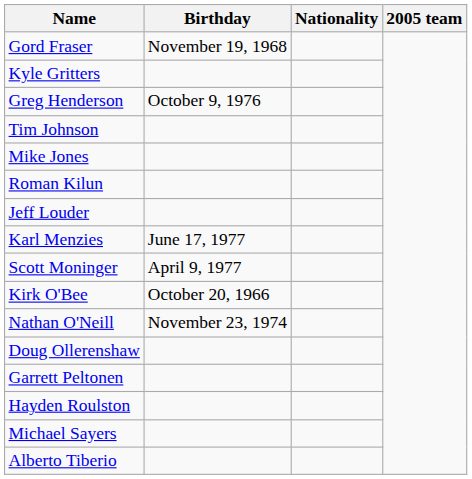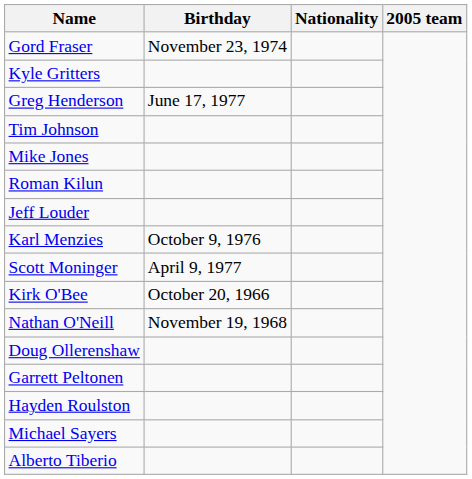(217, 45) November 19, 1968 -> (217, 45) November 23, 1974
(204, 101) October 9, 1976 -> (197, 101) June 17, 1977
(197, 239) June 17, 1977 -> (204, 239) October 9, 1976
(217, 322) November 23, 1974 -> (217, 322) November 19, 1968
